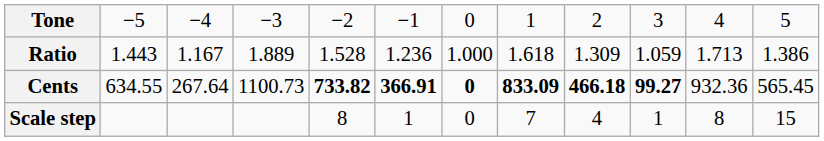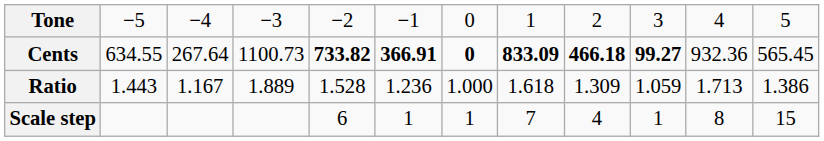rows swapped: (53, 86) <-> (53, 53)
(342, 119) 8 -> (342, 119) 6
(470, 119) 0 -> (470, 119) 1
